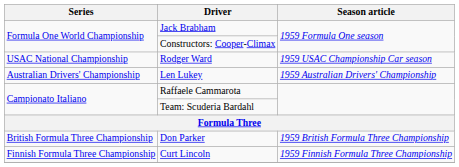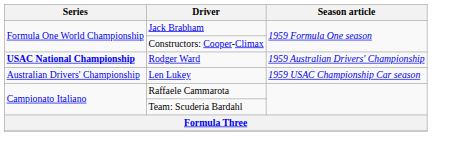(67, 59) normal -> (71, 59) bold
(356, 59) 1959 USAC Championship Car season -> (346, 59) 1959 Australian Drivers' Championship
(358, 75) 1959 Australian Drivers' Championship -> (344, 75) 1959 USAC Championship Car season
- row: (182, 138)
- row: (185, 154)
